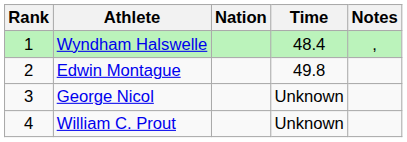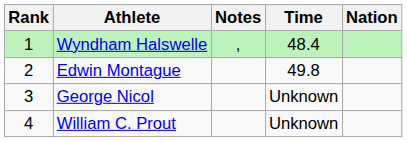columns swapped: (241, 17) <-> (375, 17)
